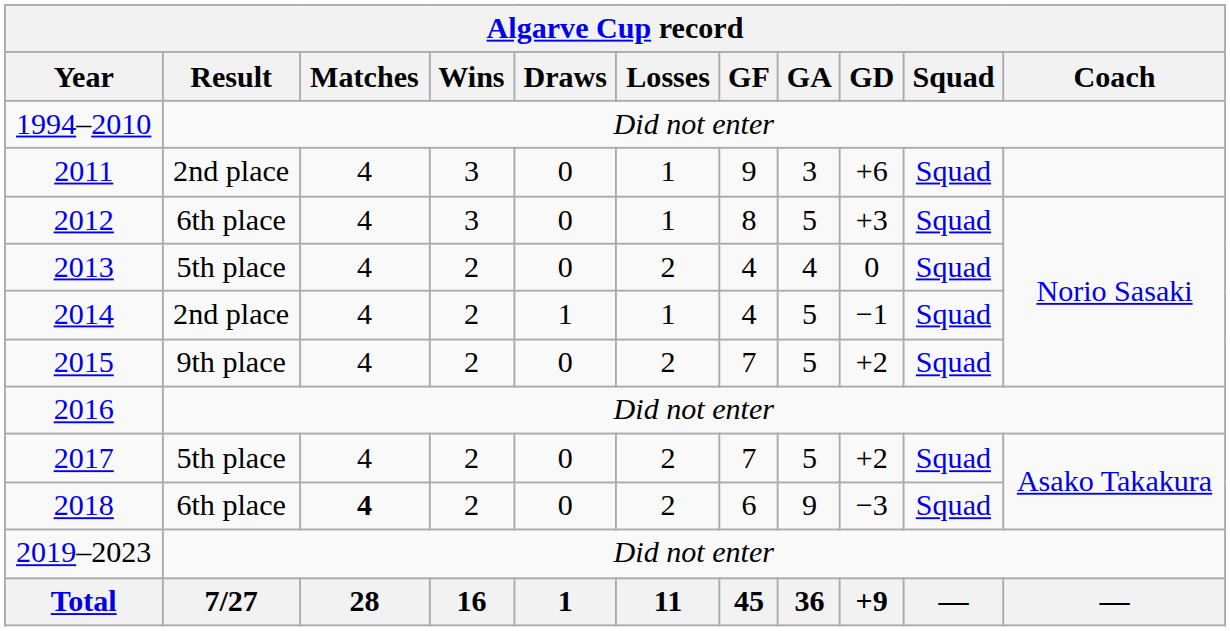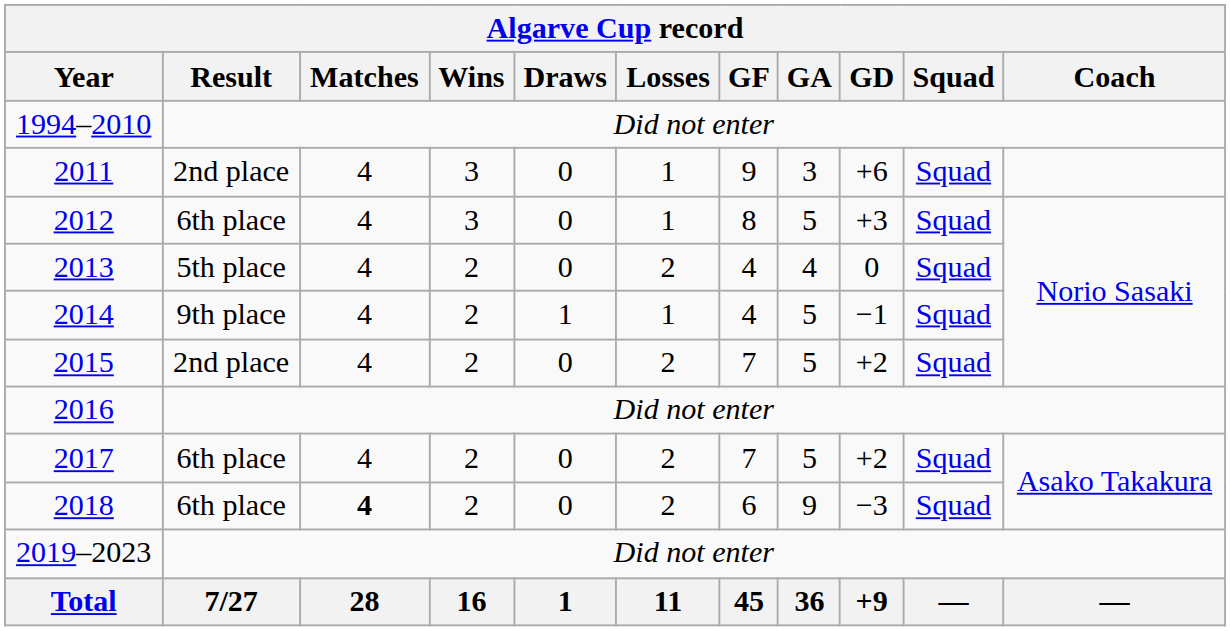(231, 314) 2nd place -> (231, 314) 9th place
(231, 362) 9th place -> (231, 362) 2nd place
(231, 457) 5th place -> (231, 457) 6th place
